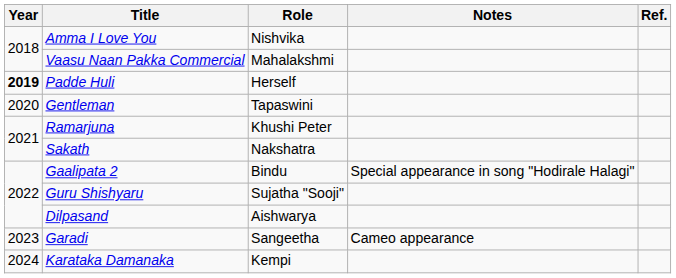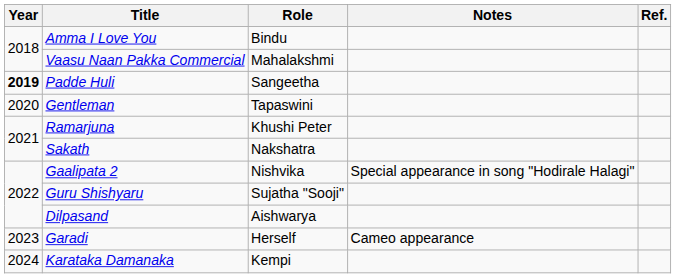(278, 37) Nishvika -> (269, 37) Bindu
(273, 82) Herself -> (285, 82) Sangeetha
(269, 171) Bindu -> (278, 171) Nishvika
(285, 238) Sangeetha -> (273, 238) Herself
